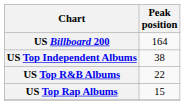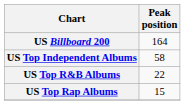(160, 58) 38 -> (160, 58) 58
